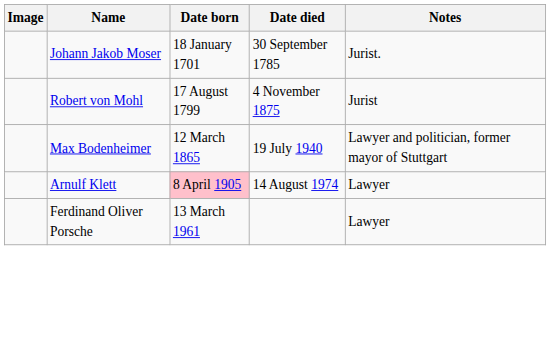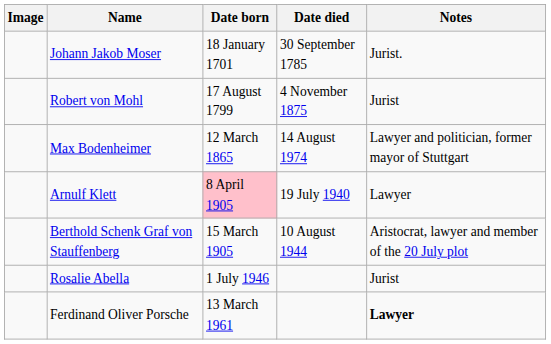(288, 148) 19 July 1940 -> (308, 148) 14 August 1974
(295, 184) 14 August 1974 -> (315, 194) 19 July 1940
+ row: (121, 241)
+ row: (90, 278)
(369, 221) normal -> (392, 315) bold
